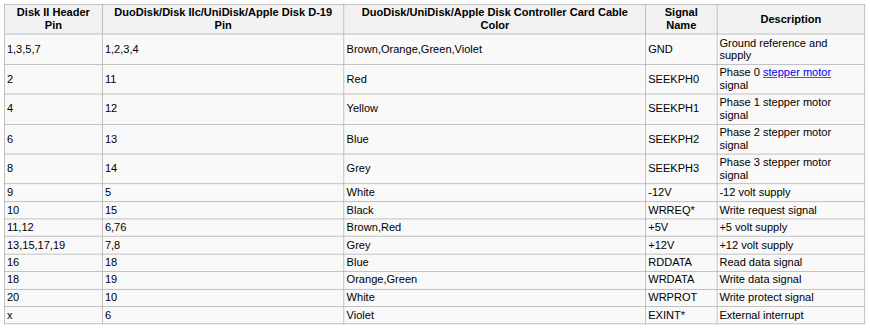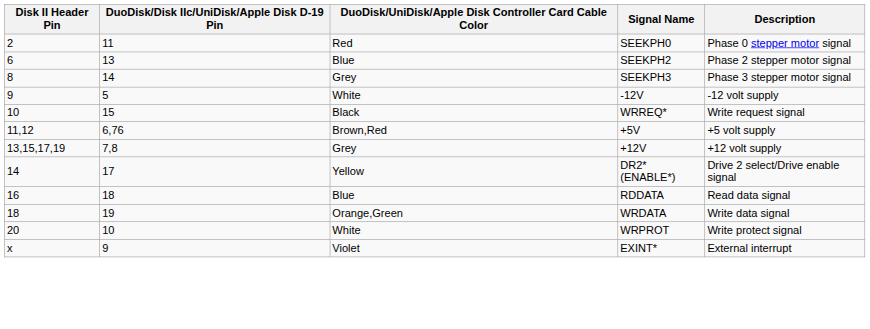- row: (660, 49)
- row: (674, 109)
+ row: (648, 171)
(108, 315) 6 -> (105, 248) 9
